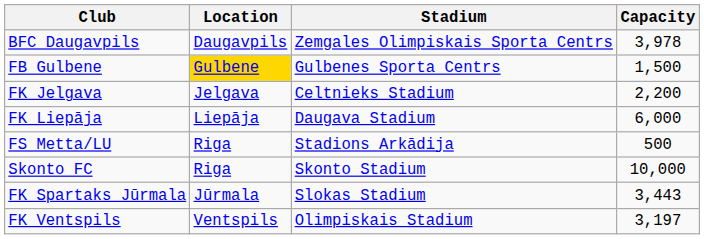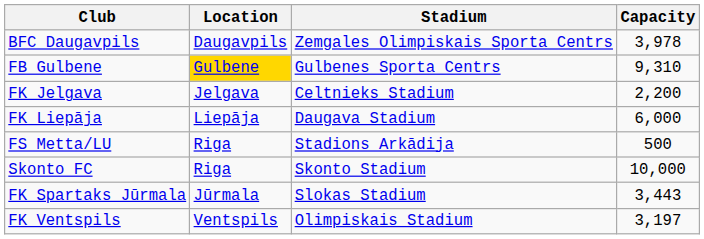(658, 68) 1,500 -> (658, 68) 9,310
